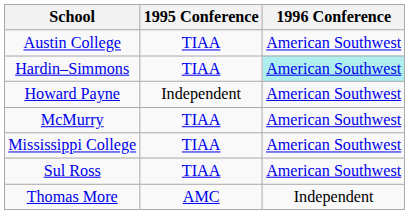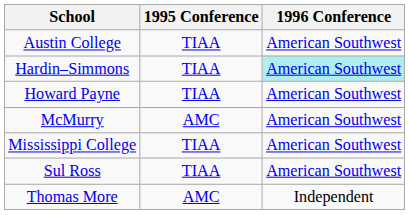(201, 94) Independent -> (201, 94) TIAA
(201, 119) TIAA -> (201, 119) AMC
